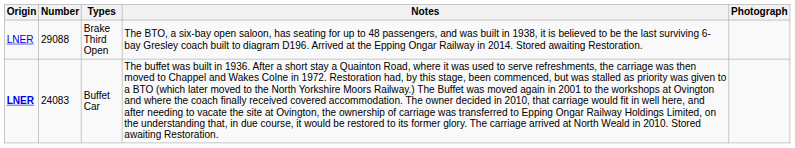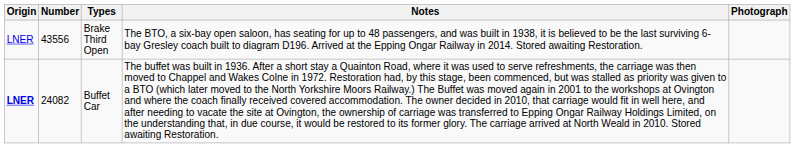(55, 39) 29088 -> (55, 39) 43556
(55, 101) 24083 -> (55, 101) 24082
